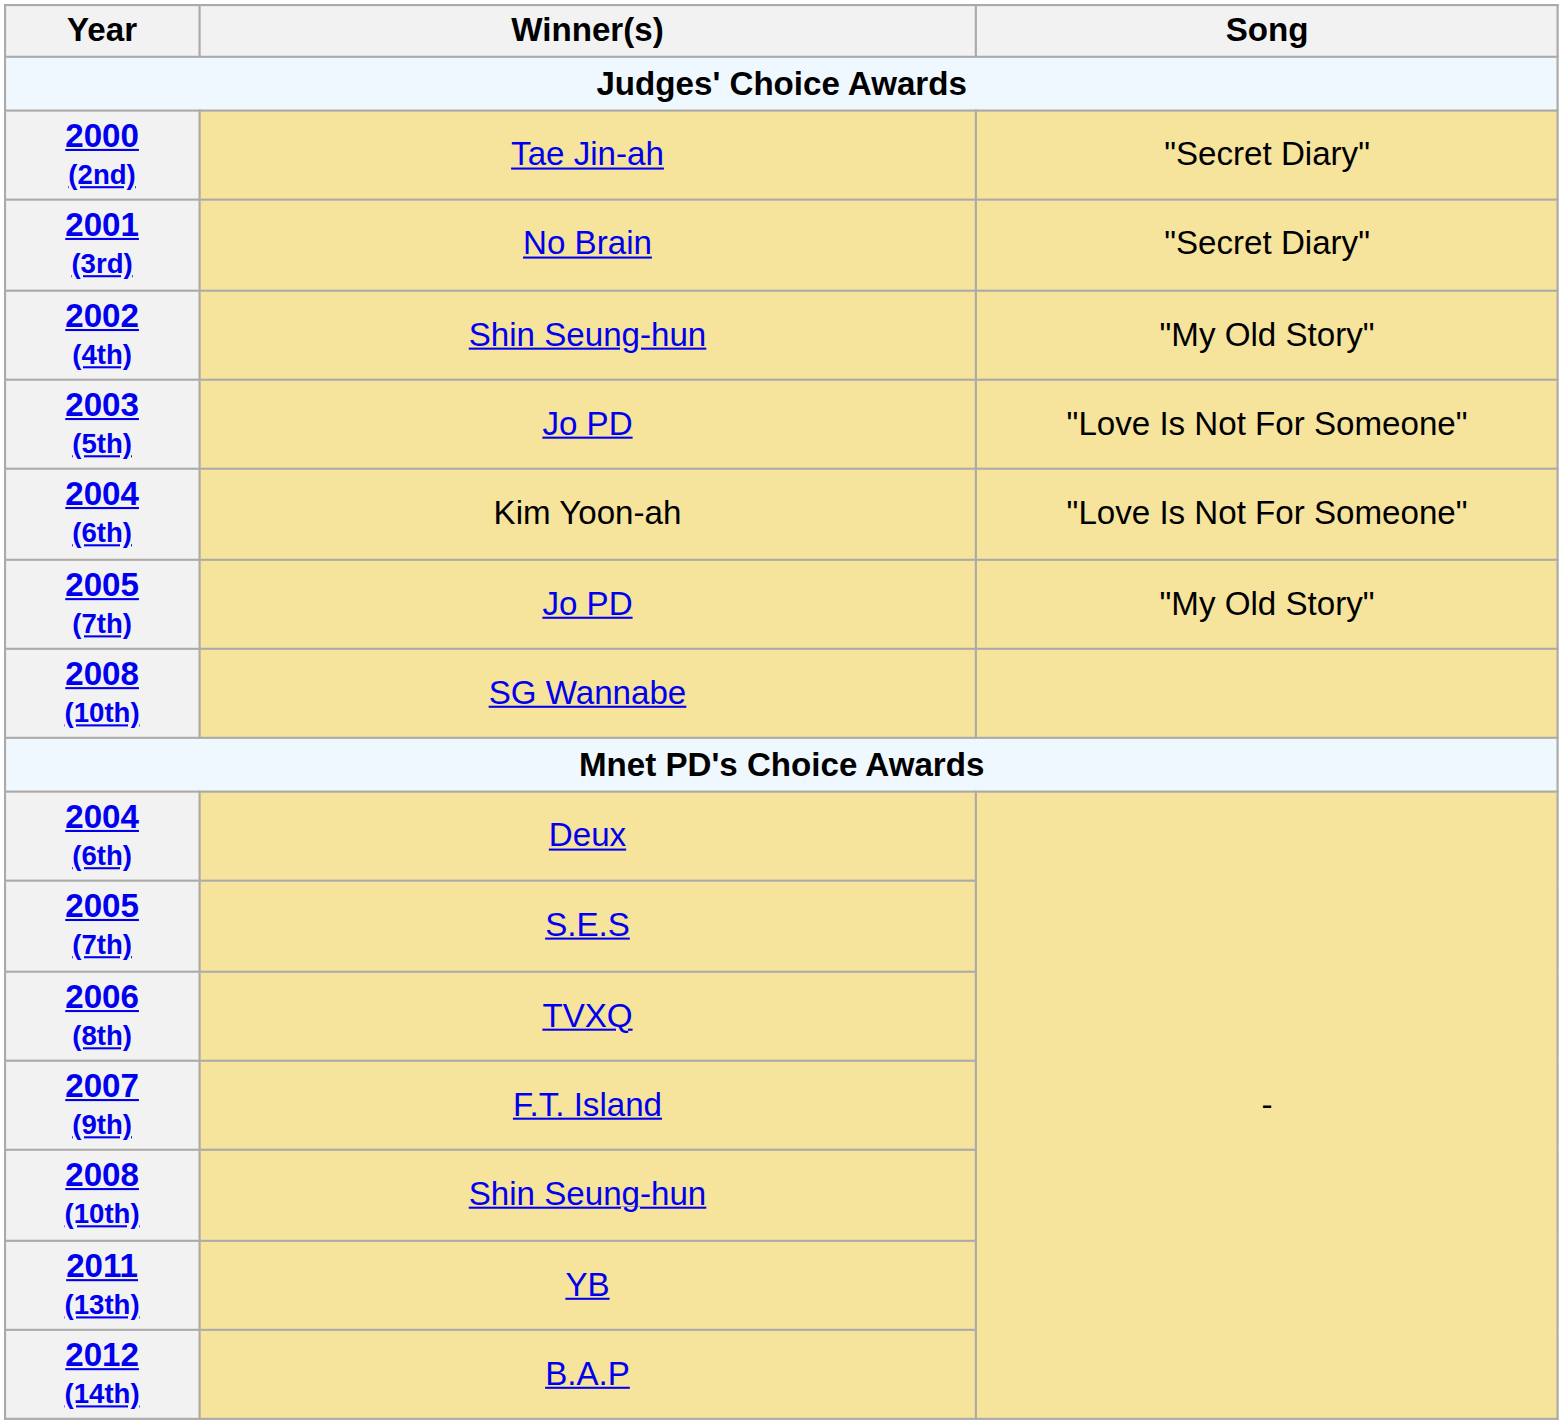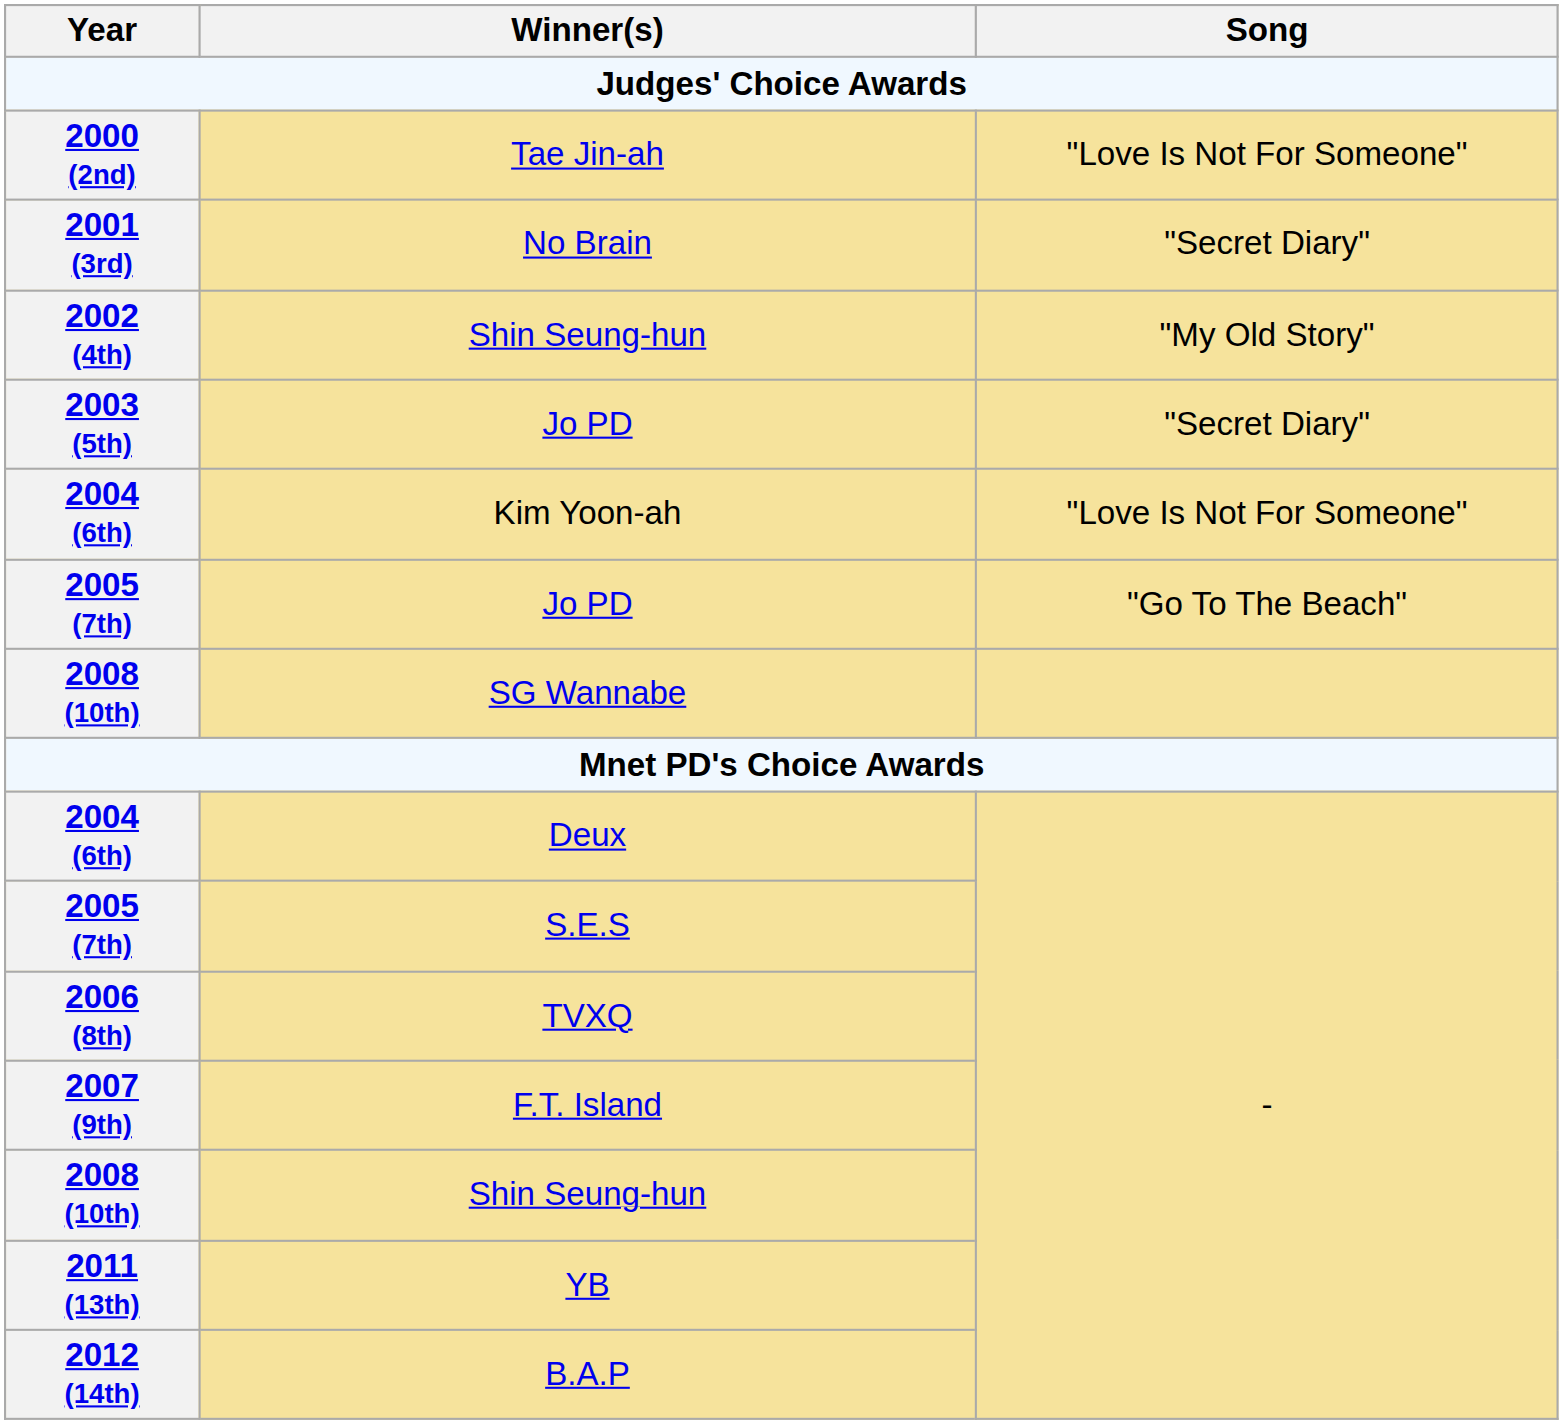(1267, 154) "Secret Diary" -> (1267, 154) "Love Is Not For Someone"
(1267, 423) "Love Is Not For Someone" -> (1267, 423) "Secret Diary"
(1267, 603) "My Old Story" -> (1267, 603) "Go To The Beach"
